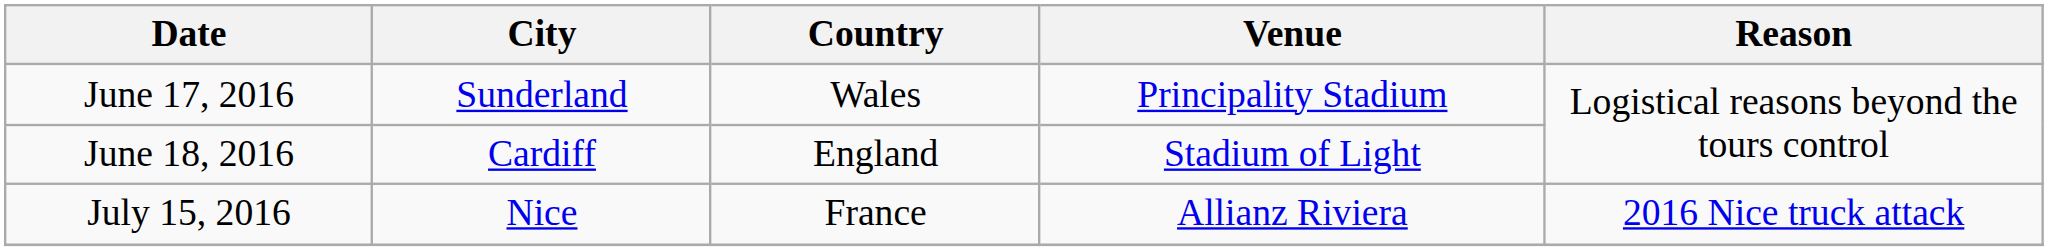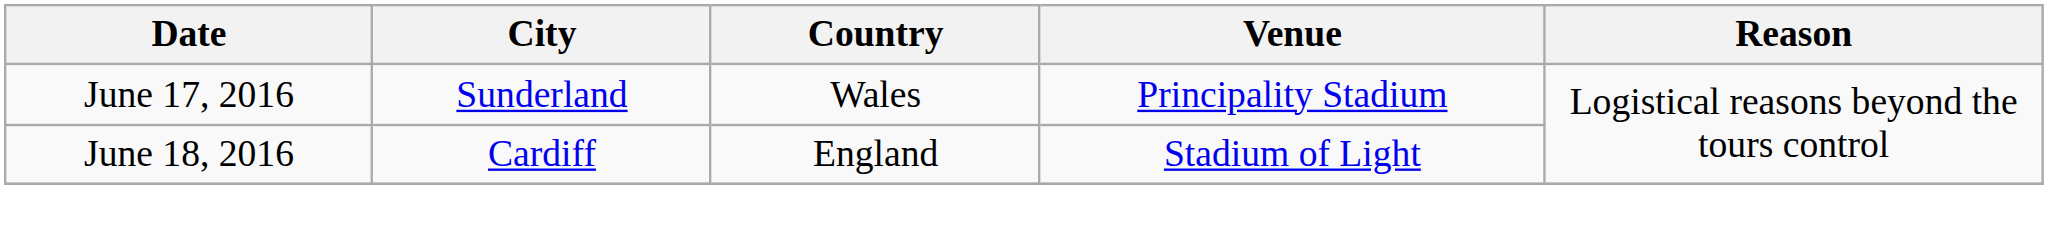- row: (189, 213)
